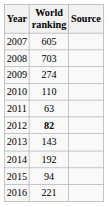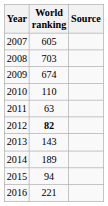(49, 75) 274 -> (49, 75) 674
(49, 159) 192 -> (49, 159) 189
